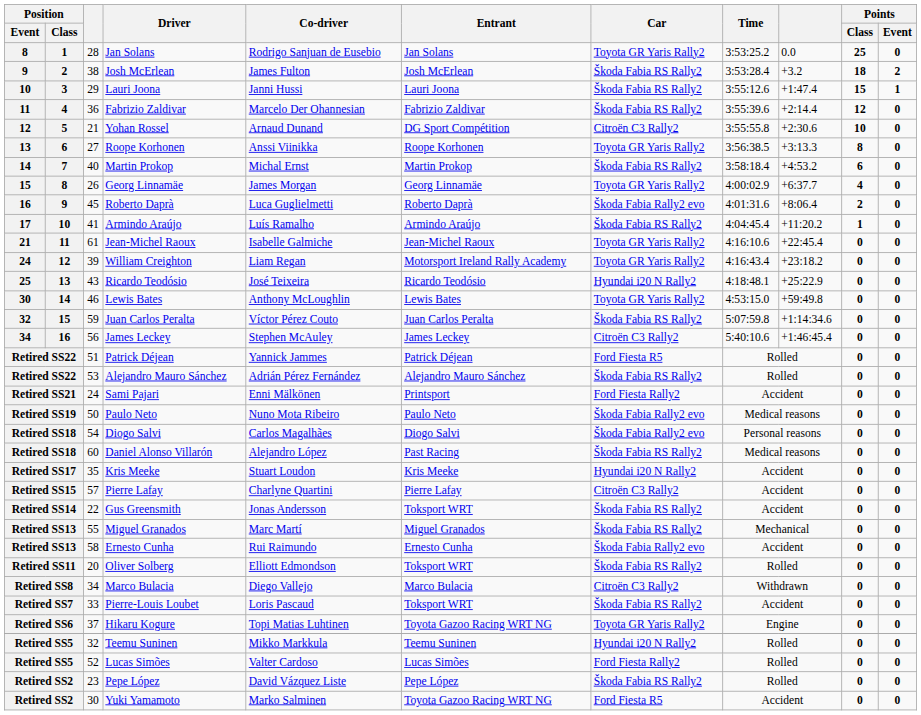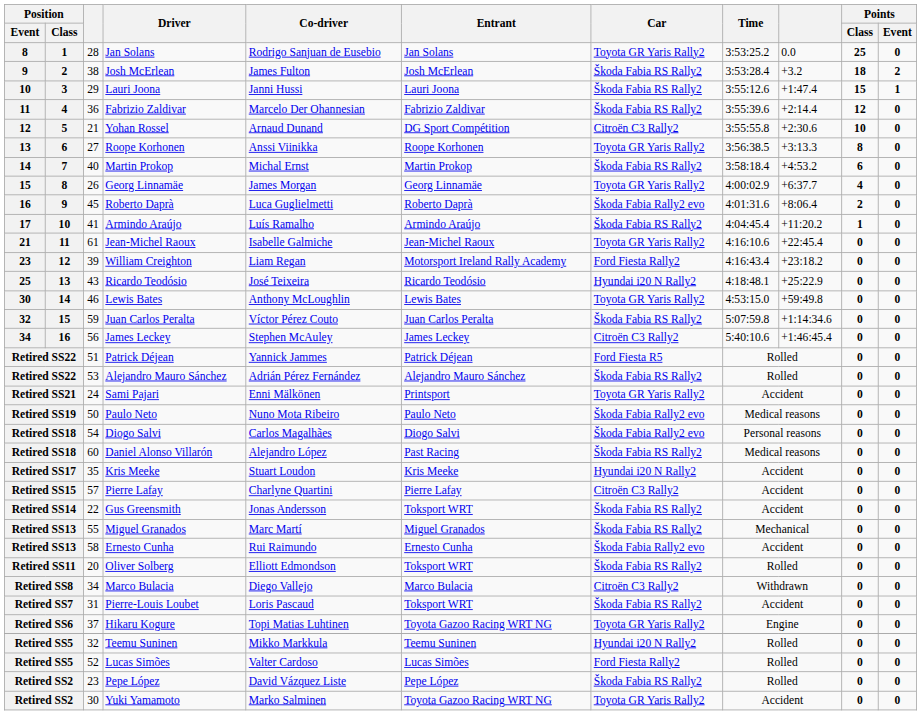(25, 261) 24 -> (25, 261) 23
(649, 261) Toyota GR Yaris Rally2 -> (637, 261) Ford Fiesta Rally2
(637, 395) Ford Fiesta Rally2 -> (649, 395) Toyota GR Yaris Rally2
(93, 604) 33 -> (93, 604) 31
(628, 700) Ford Fiesta R5 -> (649, 700) Toyota GR Yaris Rally2
